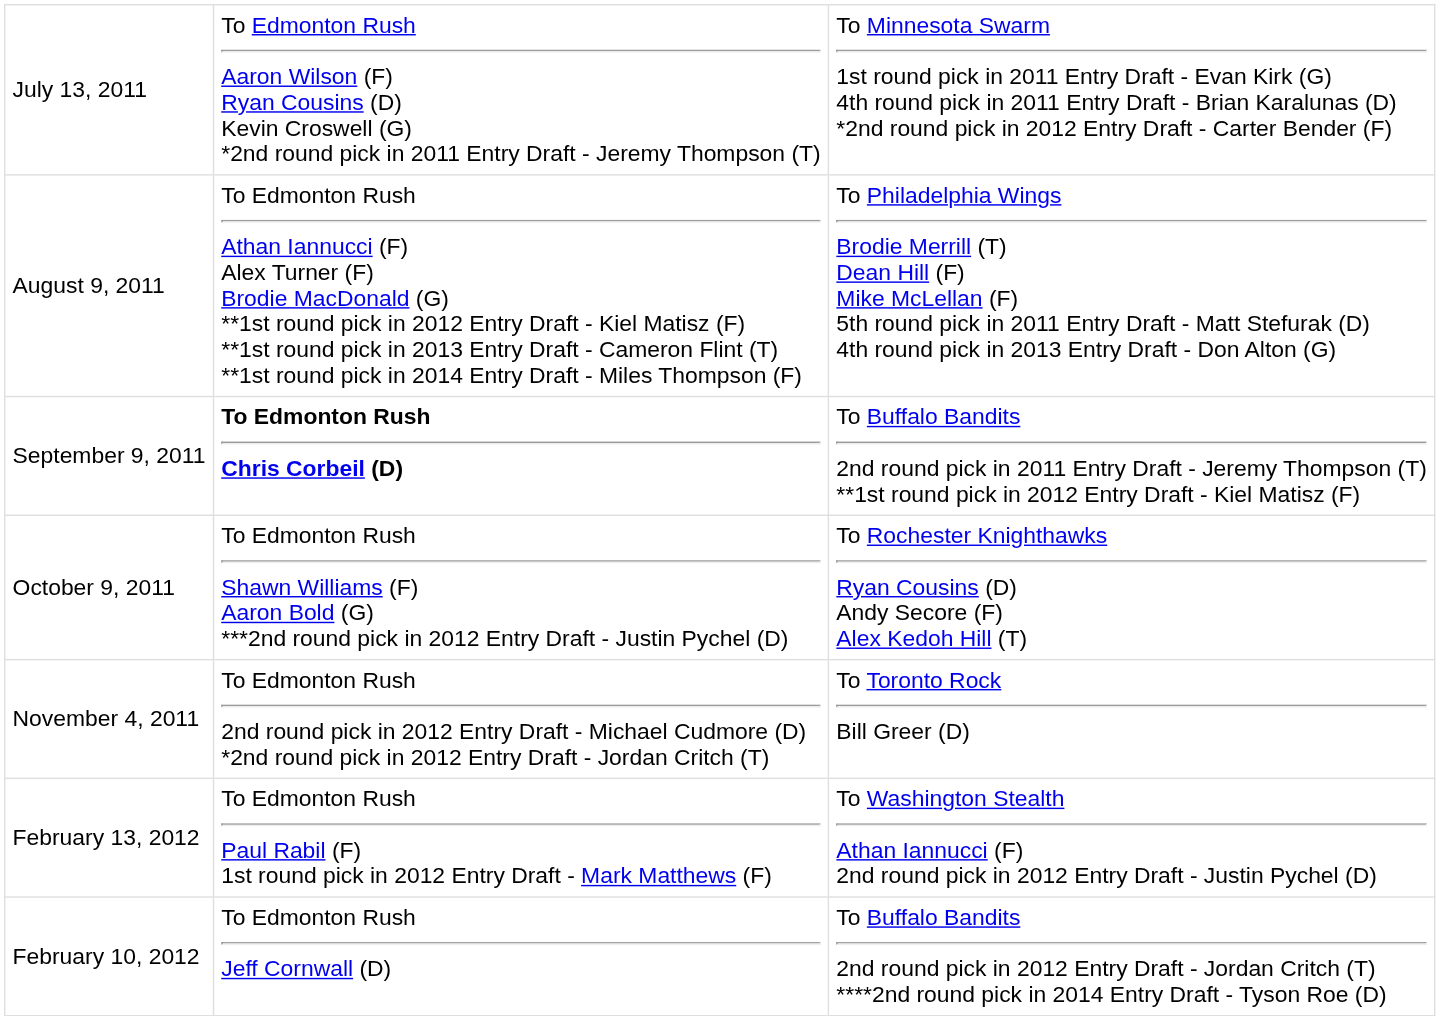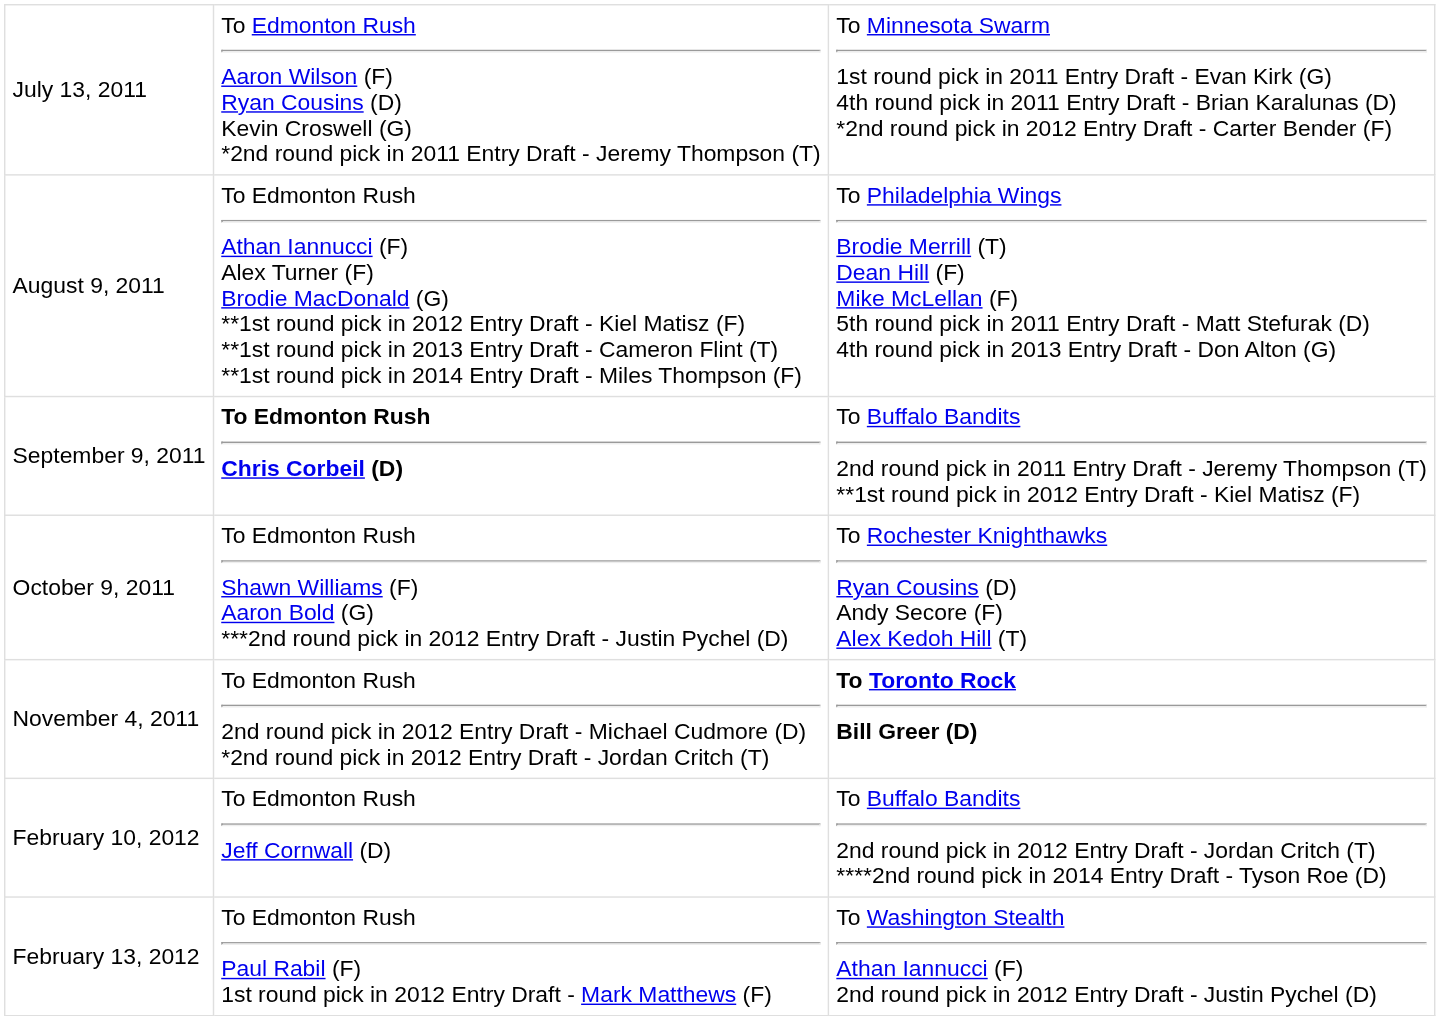(1132, 705) normal -> (1132, 705) bold
rows swapped: (106, 956) <-> (106, 837)
